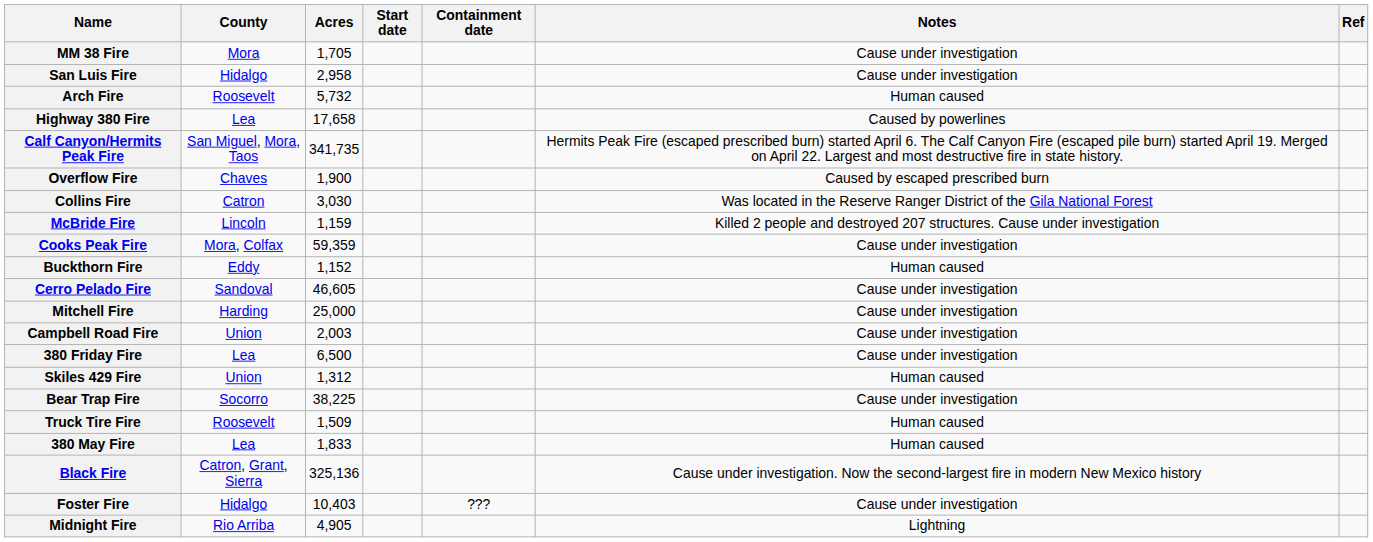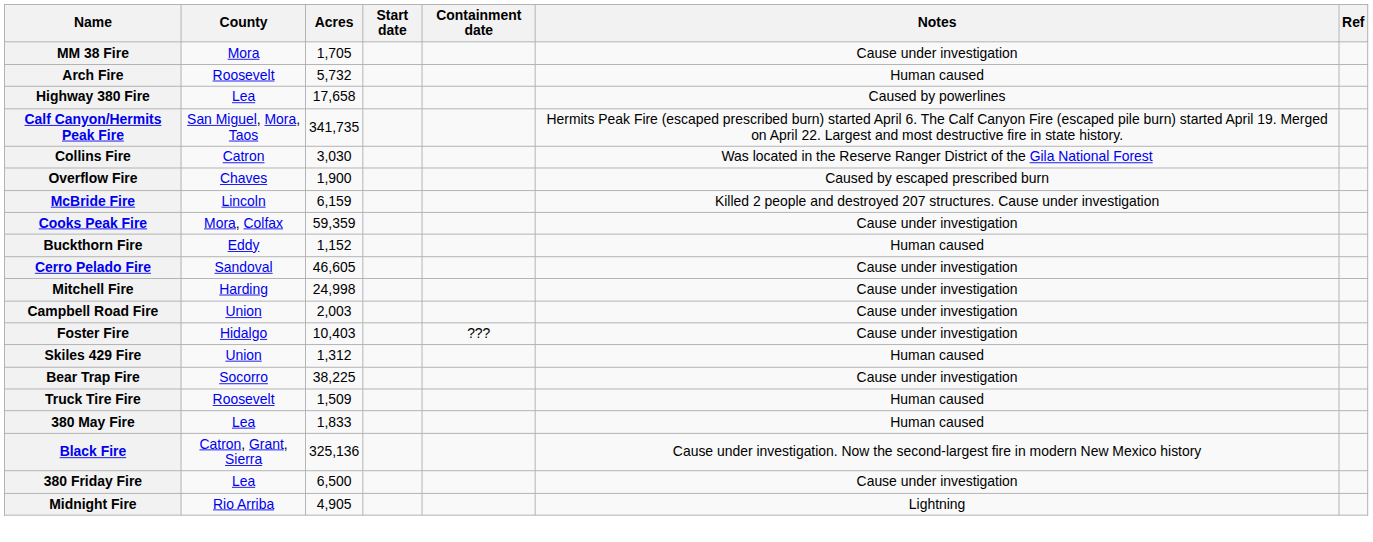- row: (93, 75)
rows swapped: (93, 201) <-> (93, 179)
(334, 223) 1,159 -> (334, 201) 6,159
(334, 311) 25,000 -> (334, 289) 24,998
rows swapped: (93, 355) <-> (93, 504)
